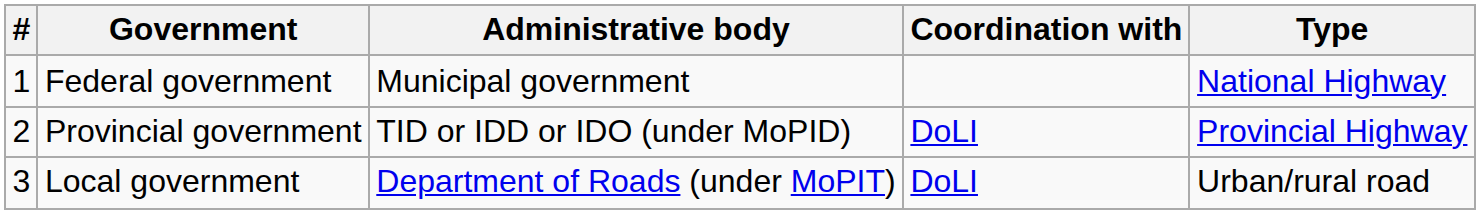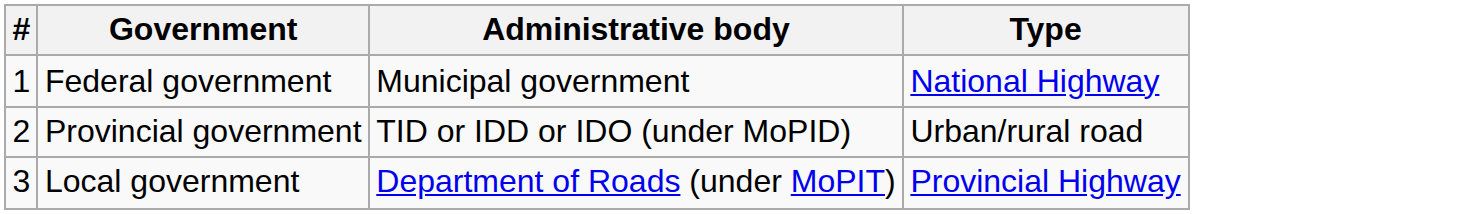- column: (1046, 29)
(1332, 131) Provincial Highway -> (1027, 131) Urban/rural road
(1314, 182) Urban/rural road -> (1046, 182) Provincial Highway
